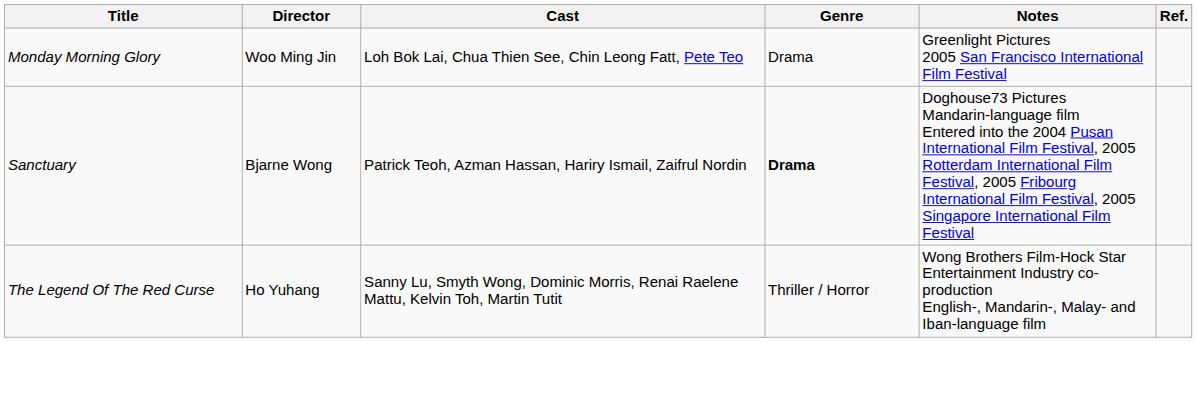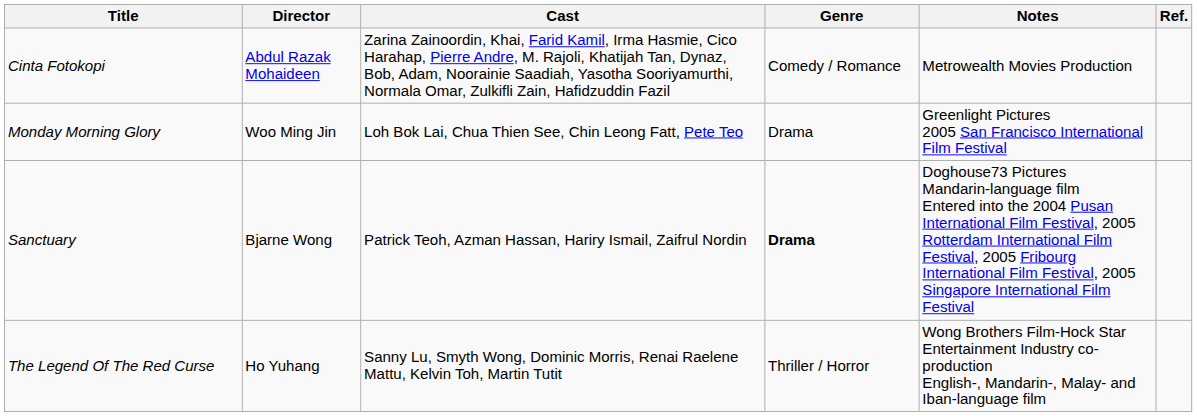+ row: (56, 65)
